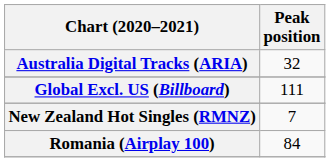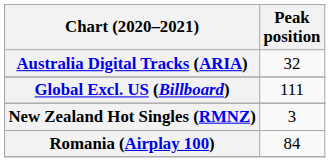(292, 116) 7 -> (292, 116) 3
